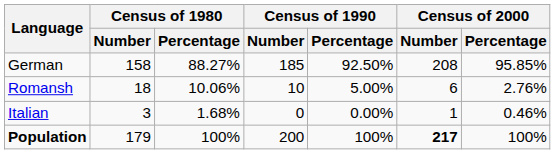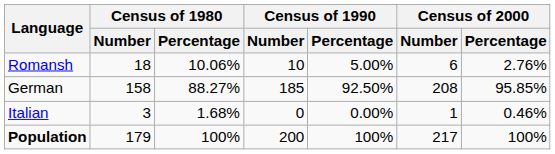rows swapped: (35, 64) <-> (41, 88)
(445, 137) bold -> (445, 137) normal
